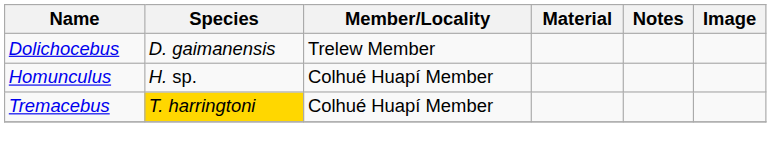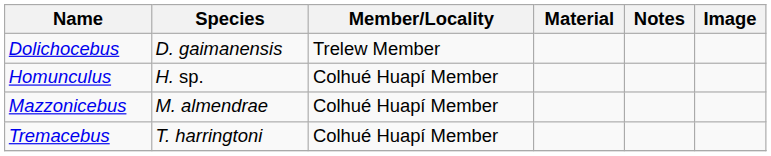+ row: (68, 106)
(202, 106) gold background -> (209, 135) no background
